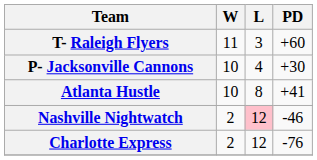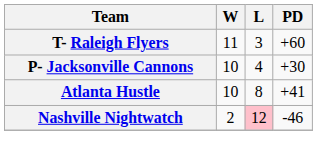- row: (110, 142)
